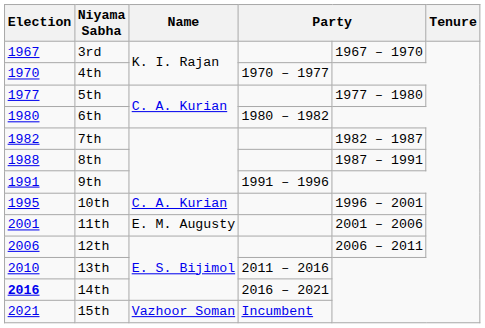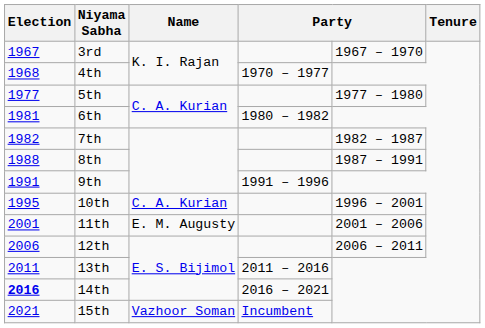(24, 74) 1970 -> (24, 74) 1968
(24, 117) 1980 -> (24, 117) 1981
(24, 268) 2010 -> (24, 268) 2011
